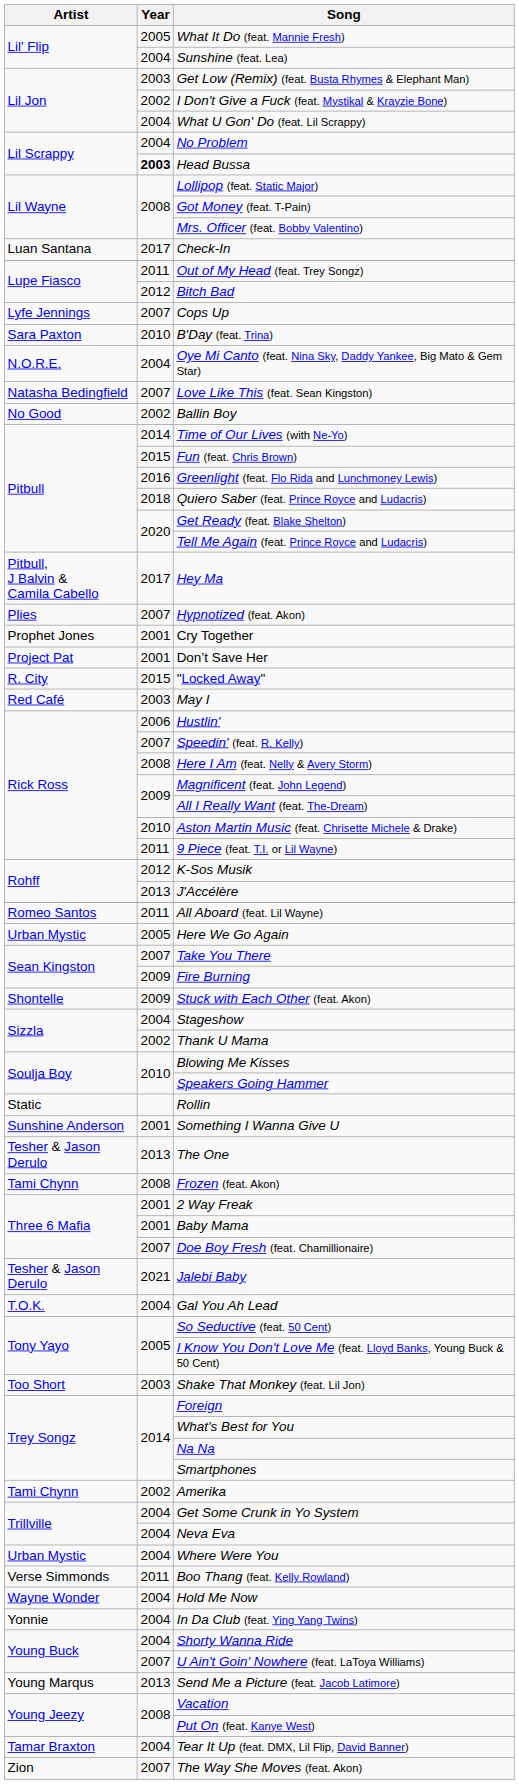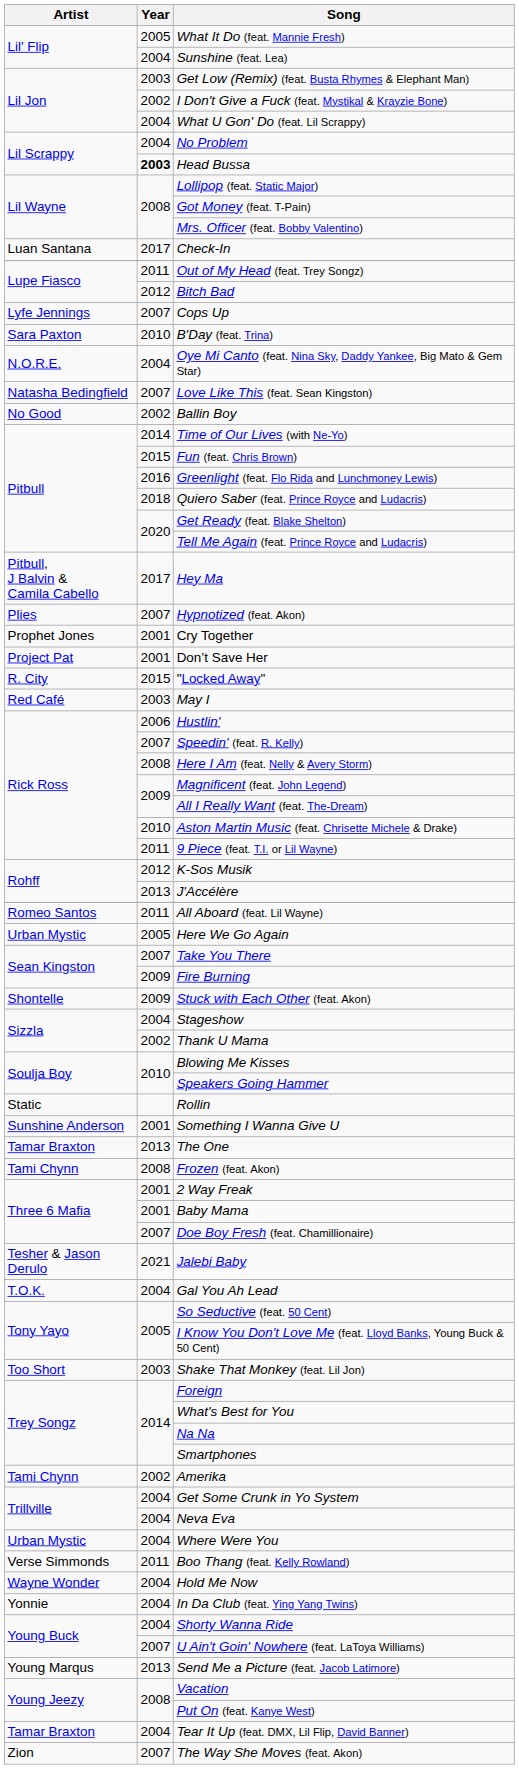(54, 1155) Tesher & Jason Derulo -> (51, 1147) Tamar Braxton
